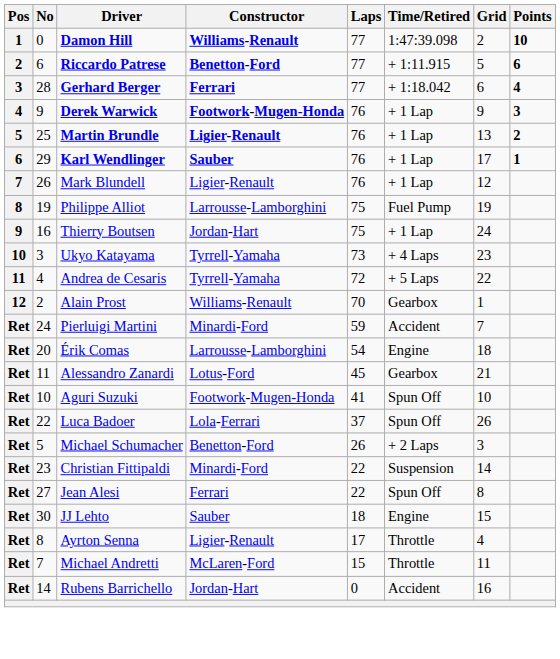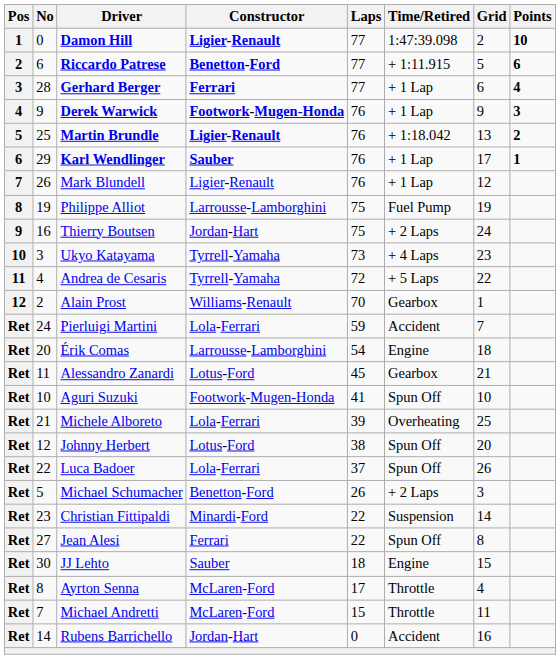(244, 40) Williams-Renault -> (235, 40) Ligier-Renault
(419, 88) + 1:18.042 -> (411, 88) + 1 Lap
(411, 135) + 1 Lap -> (419, 135) + 1:18.042
(411, 230) + 1 Lap -> (413, 230) + 2 Laps
(229, 326) Minardi-Ford -> (225, 326) Lola-Ferrari
+ row: (111, 421)
+ row: (105, 445)
(232, 540) Ligier-Renault -> (232, 588) McLaren-Ford
